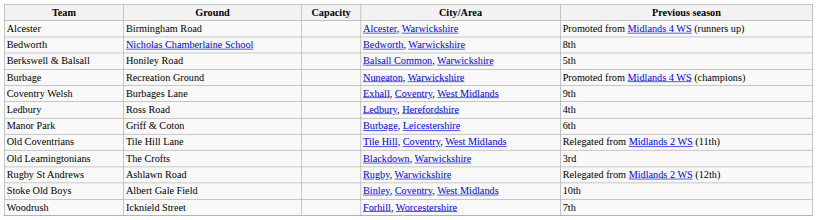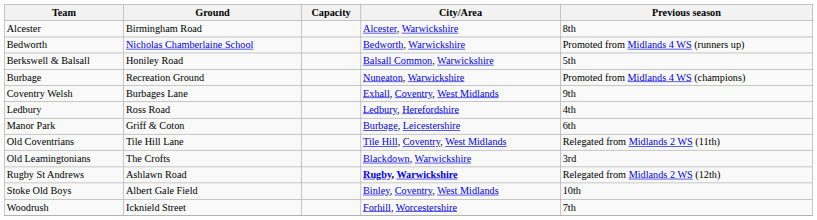(654, 28) Promoted from Midlands 4 WS (runners up) -> (569, 28) 8th
(569, 45) 8th -> (654, 45) Promoted from Midlands 4 WS (runners up)
(407, 175) normal -> (410, 175) bold
